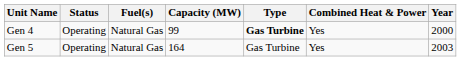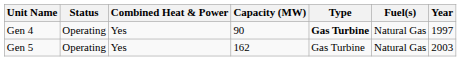columns swapped: (137, 13) <-> (368, 13)
(174, 30) 99 -> (239, 30) 90
(442, 30) 2000 -> (442, 30) 1997
(176, 47) 164 -> (242, 47) 162
